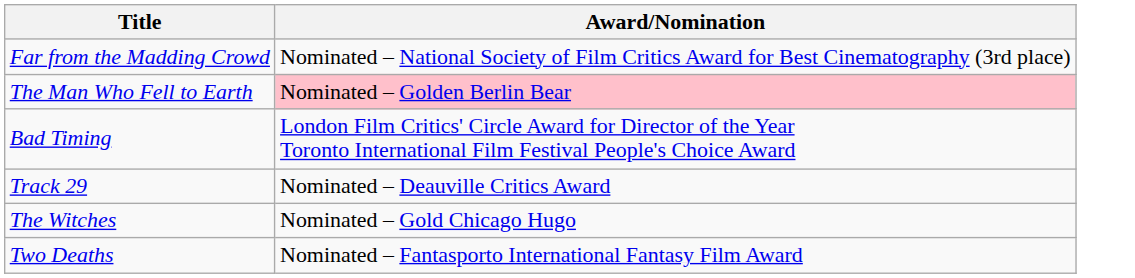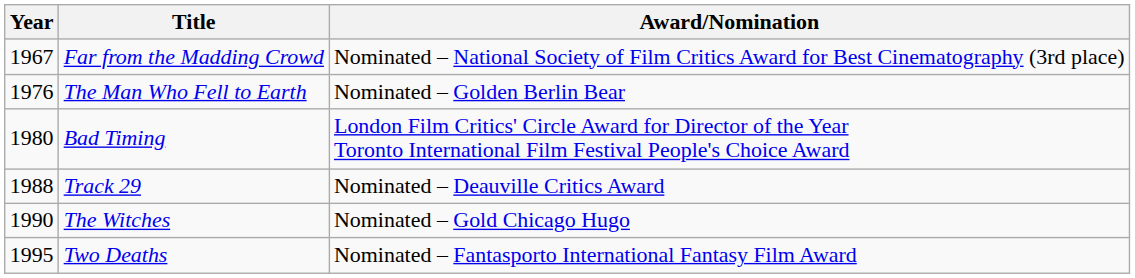+ column: (32, 21)
(426, 91) pink background -> (479, 91) no background
